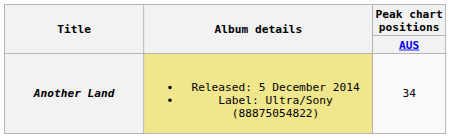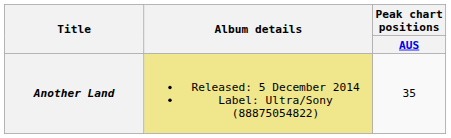(409, 93) 34 -> (409, 93) 35
